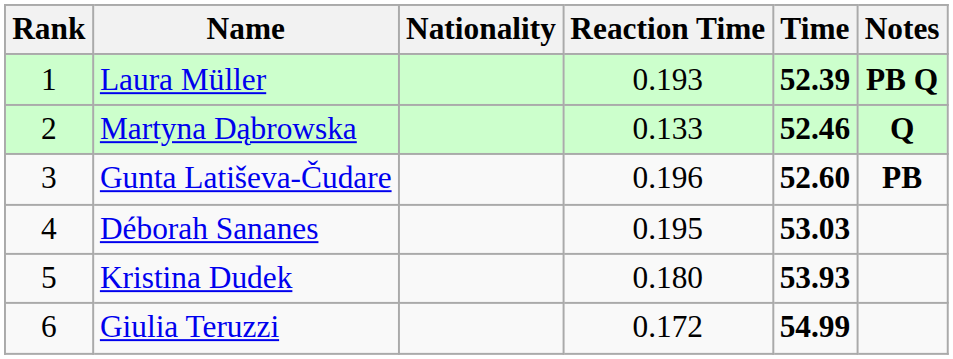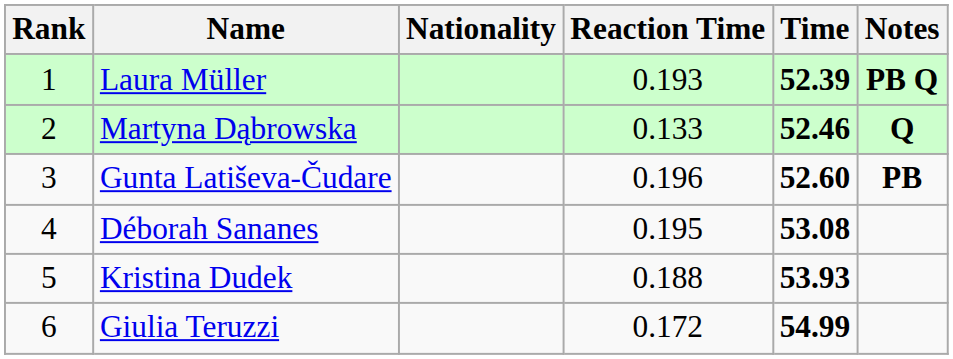(815, 228) 53.03 -> (815, 228) 53.08
(668, 278) 0.180 -> (668, 278) 0.188
